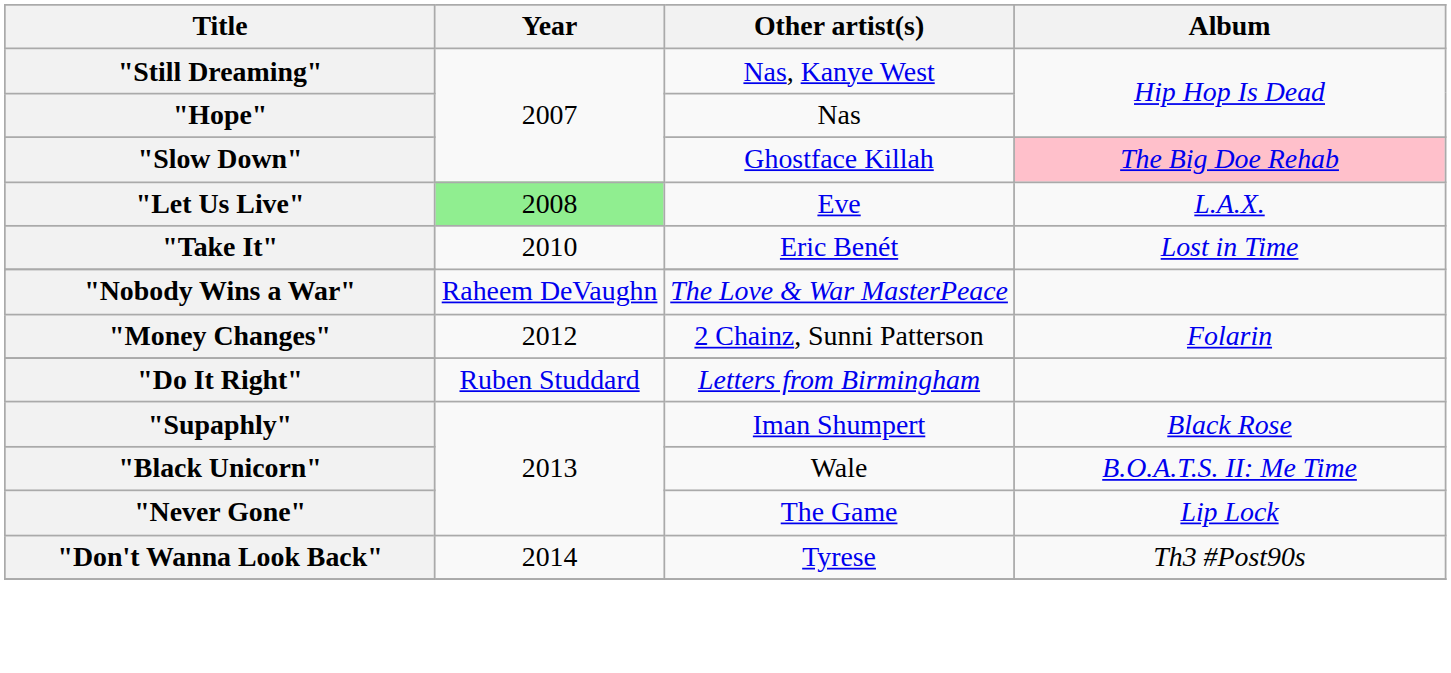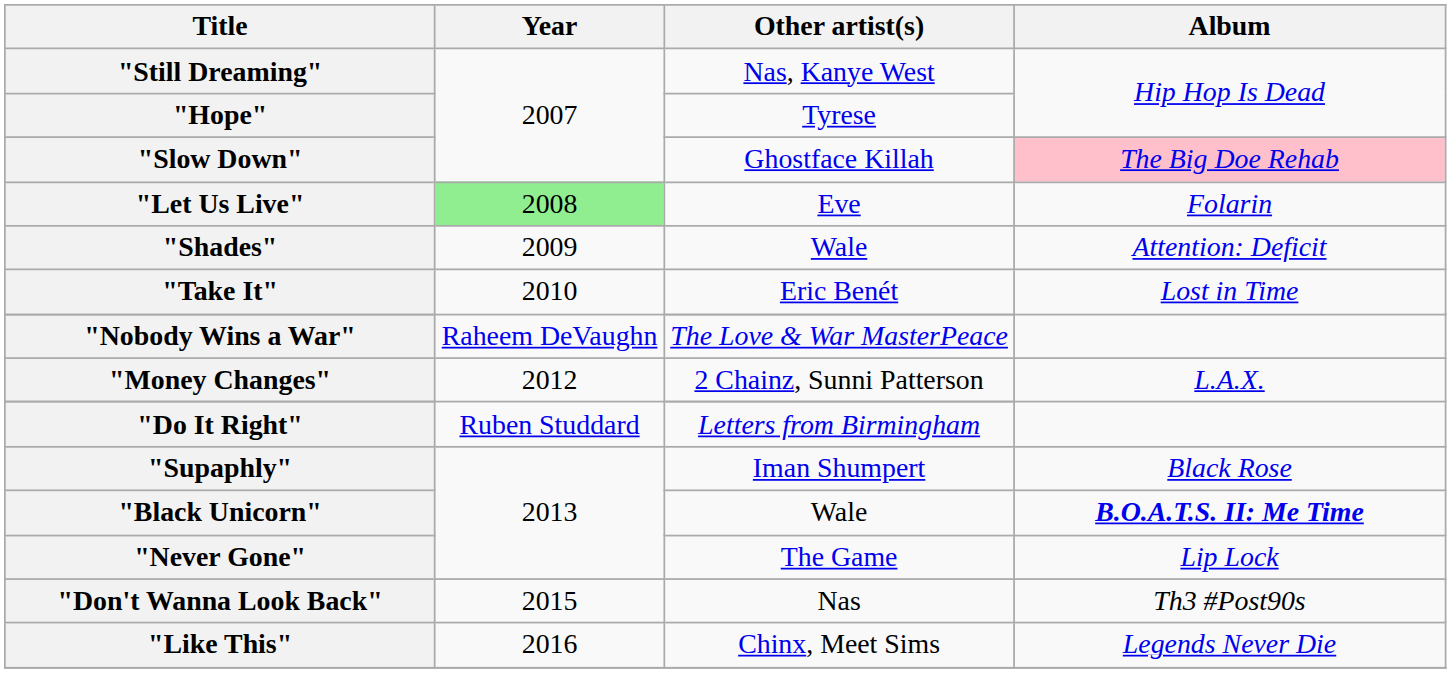(839, 114) Nas -> (839, 114) Tyrese
(1230, 203) L.A.X. -> (1230, 203) Folarin
+ row: (220, 247)
(1230, 335) Folarin -> (1230, 379) L.A.X.
(1230, 468) normal -> (1230, 512) bold
(550, 556) 2014 -> (550, 600) 2015
(839, 556) Tyrese -> (839, 600) Nas
+ row: (220, 644)
